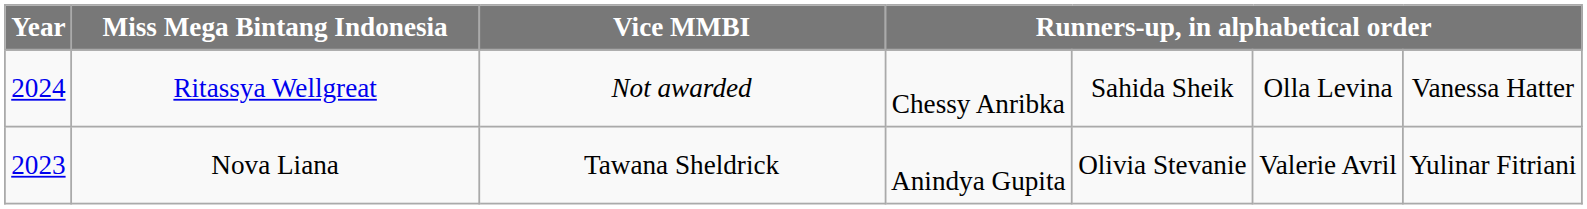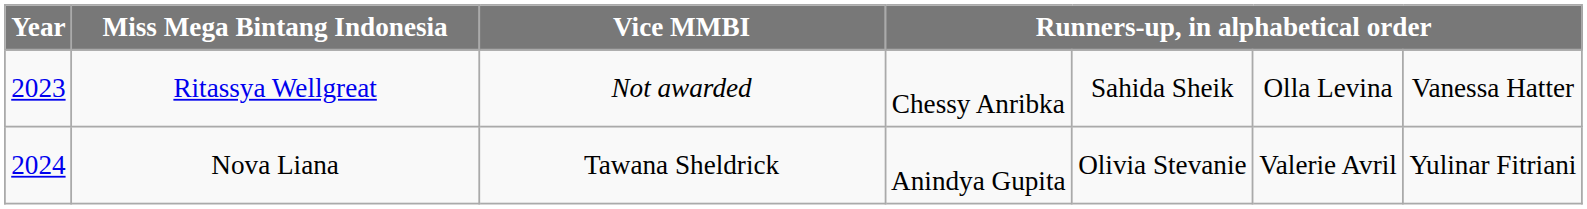(38, 88) 2024 -> (38, 88) 2023
(38, 165) 2023 -> (38, 165) 2024
